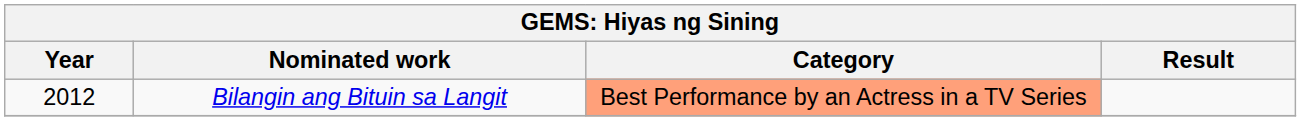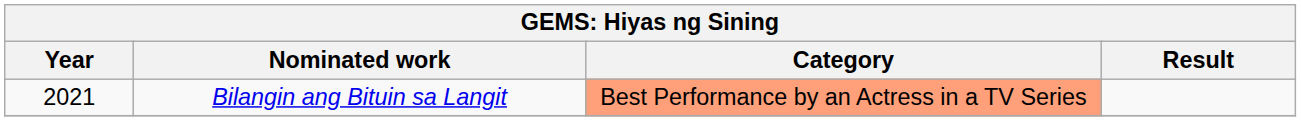(69, 97) 2012 -> (69, 97) 2021
